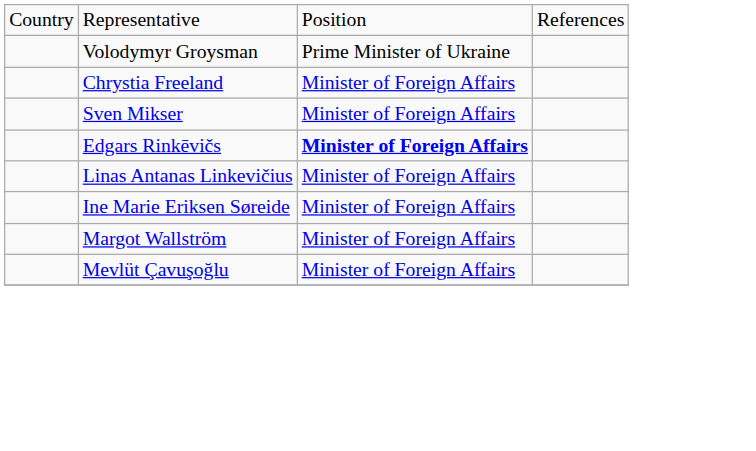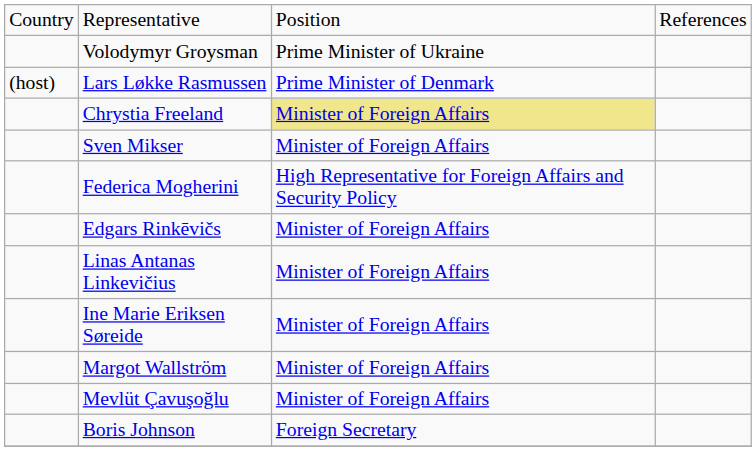+ row: (175, 82)
(408, 82) no background -> (383, 113) khaki background
+ row: (161, 187)
(415, 144) bold -> (383, 229) normal
+ row: (139, 429)
